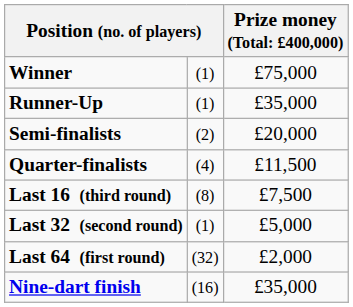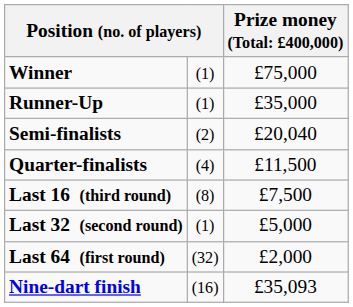(285, 133) £20,000 -> (285, 133) £20,040
(285, 287) £35,000 -> (285, 287) £35,093
